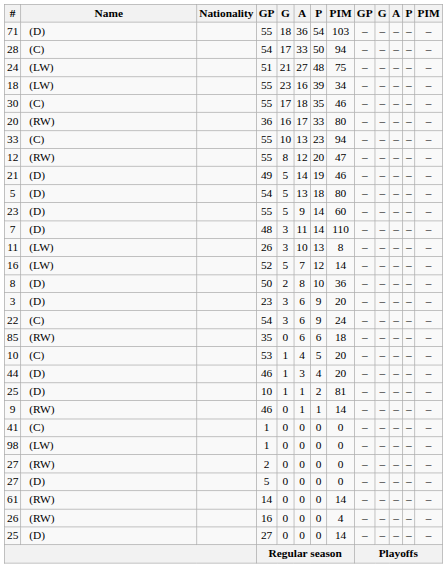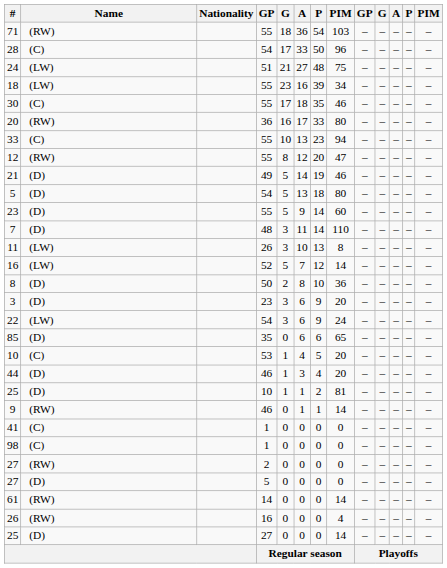(34, 31) (D) -> (39, 31) (RW)
(341, 49) 94 -> (341, 49) 96
(34, 319) (C) -> (39, 319) (LW)
(39, 337) (RW) -> (34, 337) (D)
(341, 337) 18 -> (341, 337) 65
(39, 445) (LW) -> (34, 445) (C)
